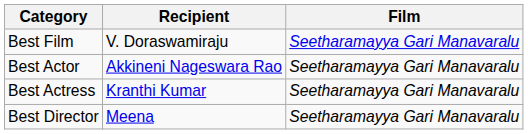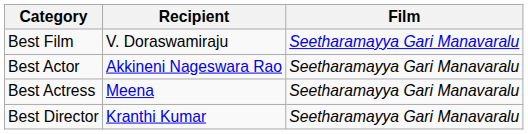(156, 91) Kranthi Kumar -> (130, 91) Meena
(130, 116) Meena -> (156, 116) Kranthi Kumar
